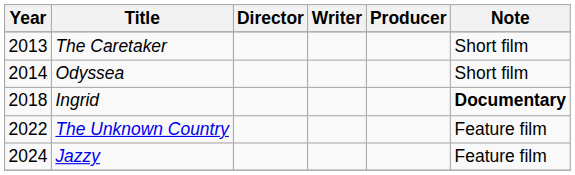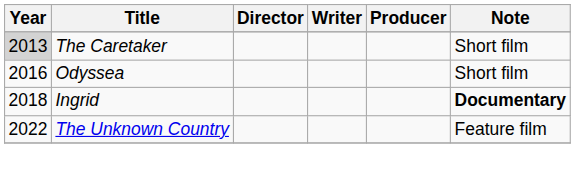(28, 45) no background -> (28, 45) lightgrey background
(28, 73) 2014 -> (28, 73) 2016
- row: (78, 156)
